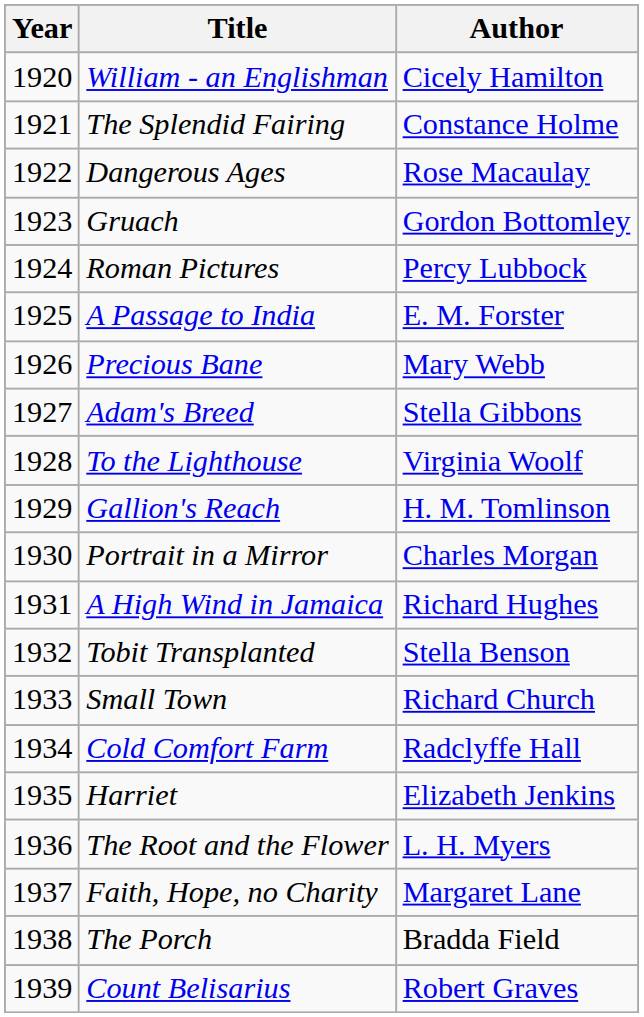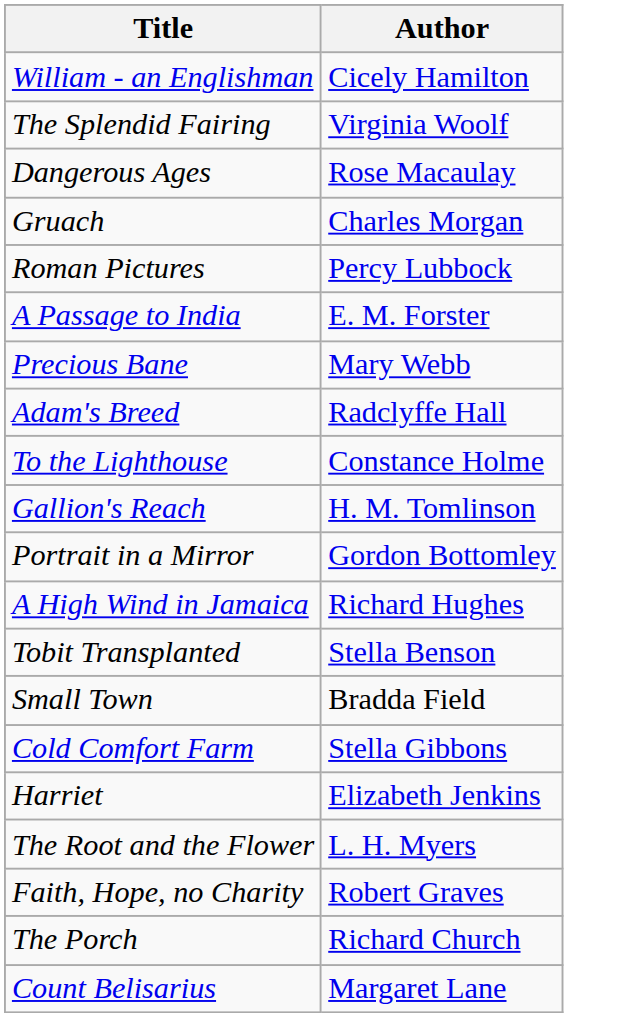- column: (42, 28)
(511, 124) Constance Holme -> (418, 124) Virginia Woolf
(516, 220) Gordon Bottomley -> (426, 220) Charles Morgan
(492, 412) Stella Gibbons -> (417, 412) Radclyffe Hall
(493, 460) Virginia Woolf -> (436, 460) Constance Holme
(500, 556) Charles Morgan -> (442, 556) Gordon Bottomley
(499, 699) Richard Church -> (407, 699) Bradda Field
(492, 747) Radclyffe Hall -> (418, 747) Stella Gibbons
(492, 891) Margaret Lane -> (416, 891) Robert Graves
(481, 939) Bradda Field -> (424, 939) Richard Church
(490, 987) Robert Graves -> (417, 987) Margaret Lane
